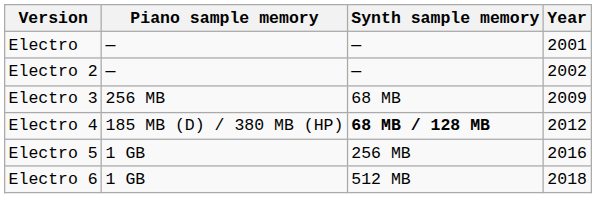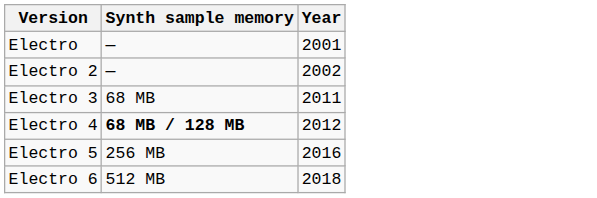- column: (224, 18)
(567, 99) 2009 -> (322, 99) 2011
